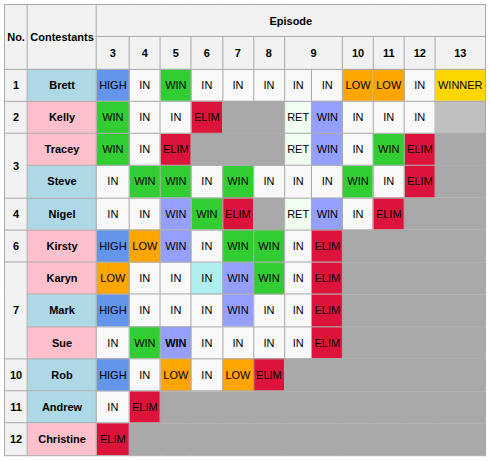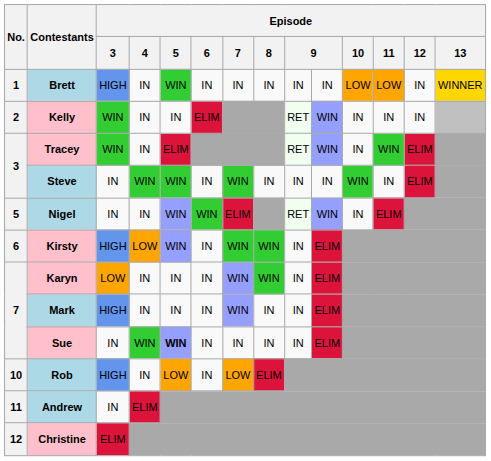(16, 213) 4 -> (16, 213) 5
(207, 278) paleturquoise background -> (207, 278) no background
